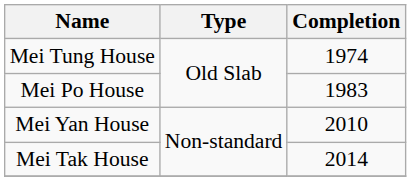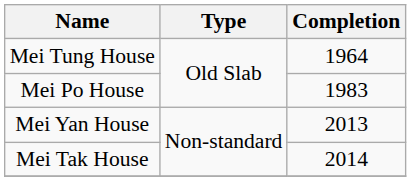(346, 55) 1974 -> (346, 55) 1964
(346, 124) 2010 -> (346, 124) 2013
